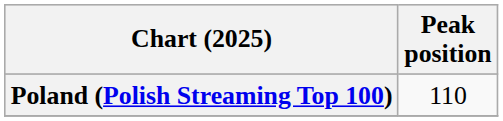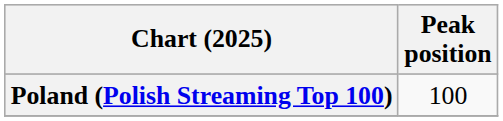(448, 94) 110 -> (448, 94) 100
